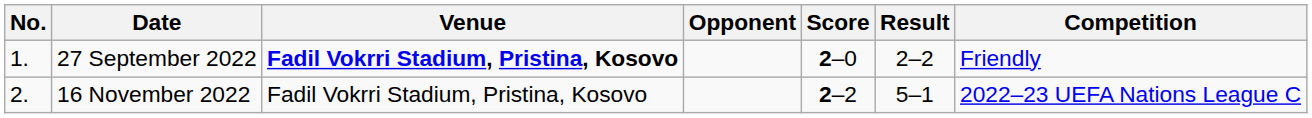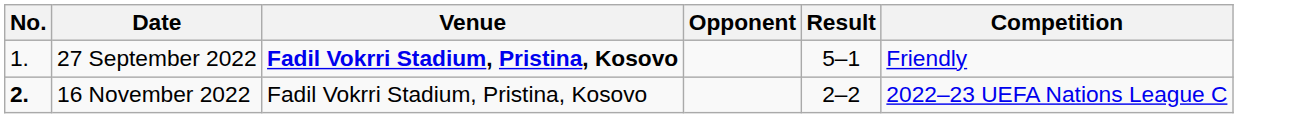- column: (838, 22)
(915, 58) 2–2 -> (841, 58) 5–1
(19, 94) normal -> (19, 94) bold
(915, 94) 5–1 -> (841, 94) 2–2
